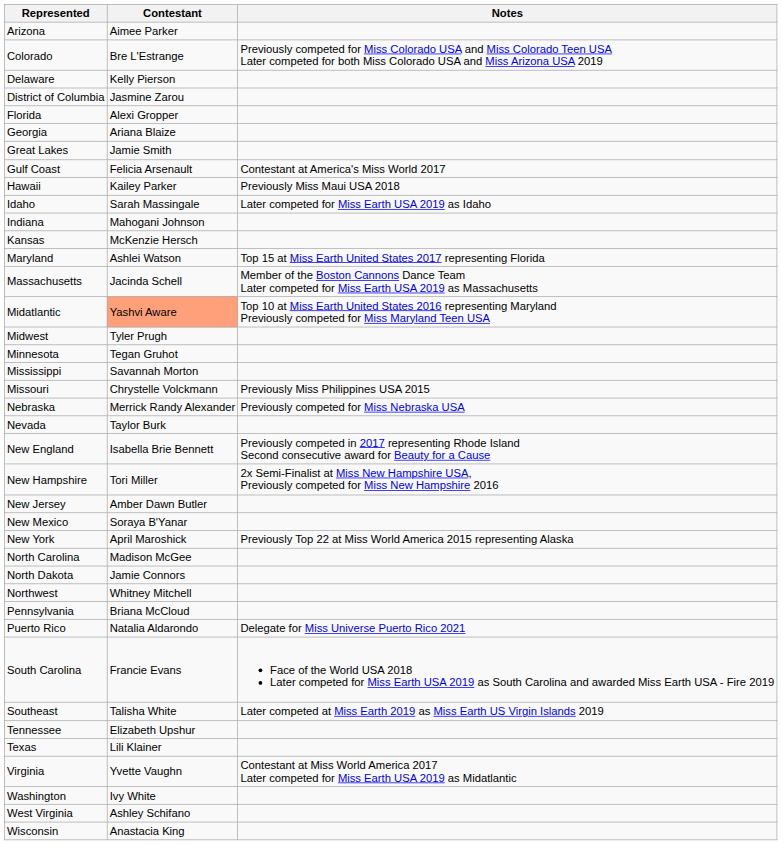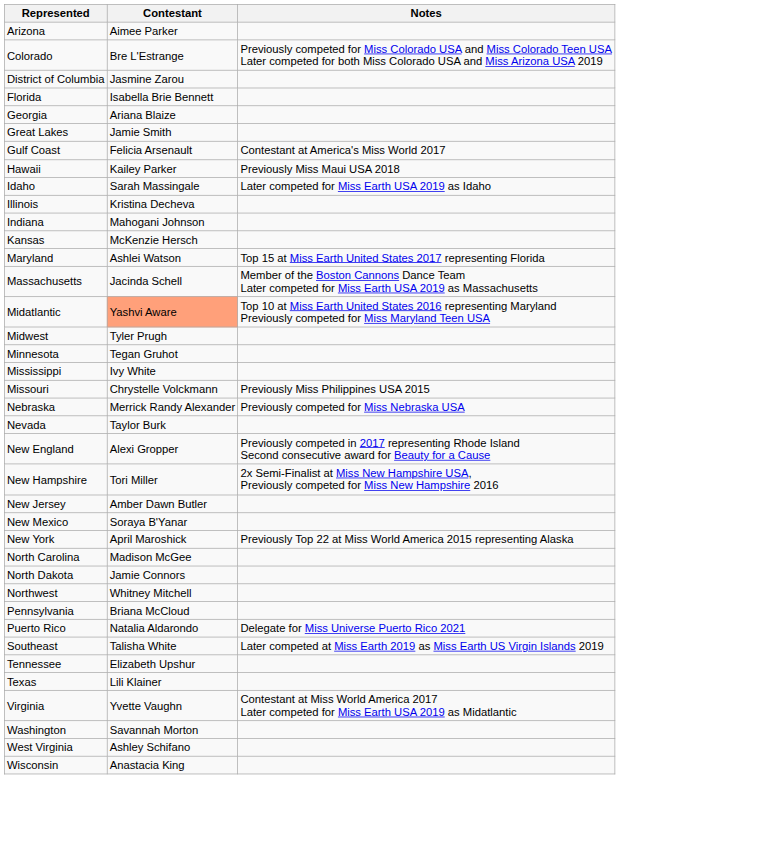- row: (31, 79)
(144, 115) Alexi Gropper -> (162, 97) Isabella Brie Bennett
+ row: (23, 204)
(154, 372) Savannah Morton -> (133, 372) Ivy White
(162, 449) Isabella Brie Bennett -> (144, 449) Alexi Gropper
- row: (44, 670)
(133, 795) Ivy White -> (154, 730) Savannah Morton
